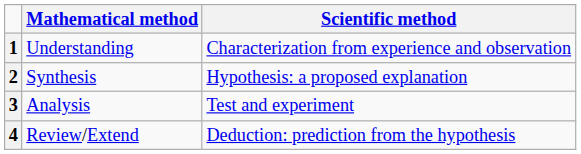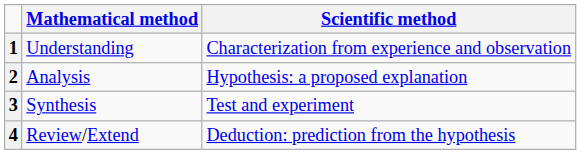(61, 76) Synthesis -> (58, 76) Analysis
(58, 105) Analysis -> (61, 105) Synthesis
